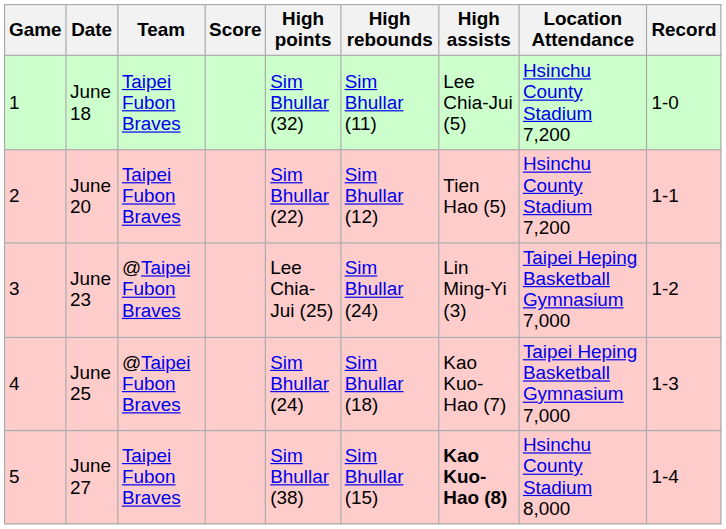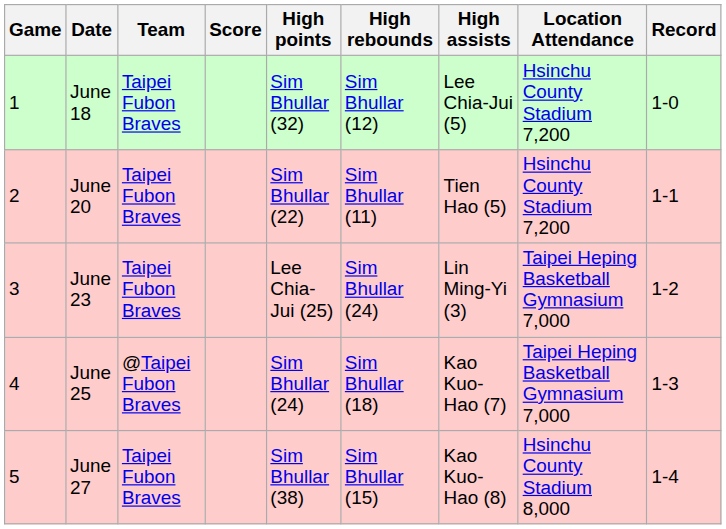(374, 102) Sim Bhullar (11) -> (374, 102) Sim Bhullar (12)
(374, 196) Sim Bhullar (12) -> (374, 196) Sim Bhullar (11)
(156, 289) @Taipei Fubon Braves -> (151, 289) Taipei Fubon Braves
(475, 477) bold -> (475, 477) normal
